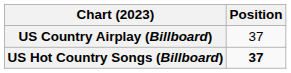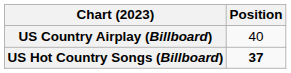(256, 36) 37 -> (256, 36) 40
